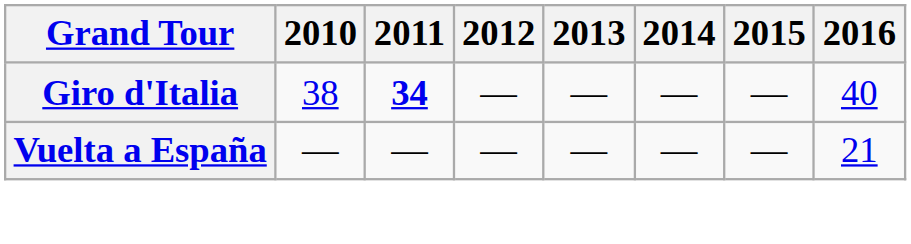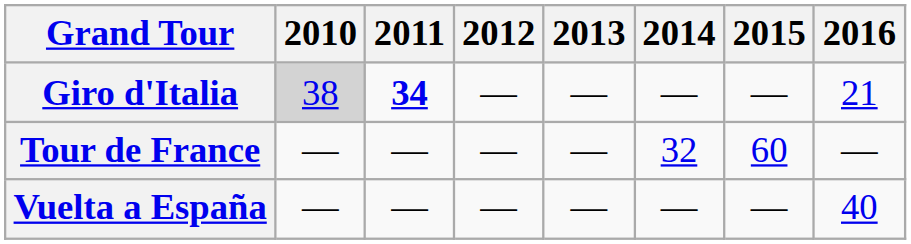(320, 91) no background -> (320, 91) lightgrey background
(859, 91) 40 -> (859, 91) 21
+ row: (140, 149)
(859, 149) 21 -> (859, 207) 40
